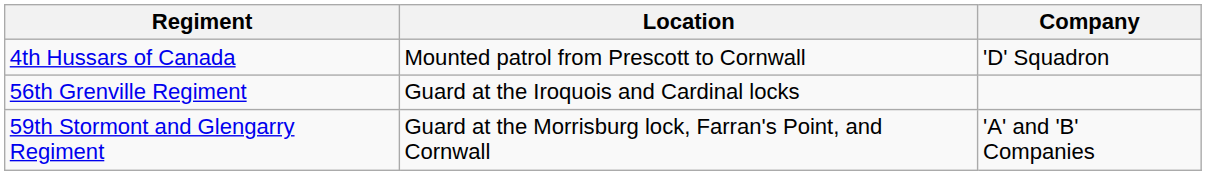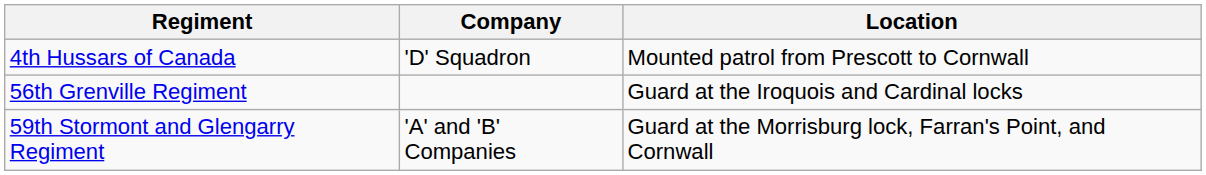columns swapped: (1090, 22) <-> (689, 22)
